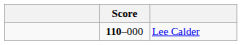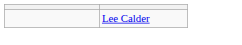- column: (124, 13)
